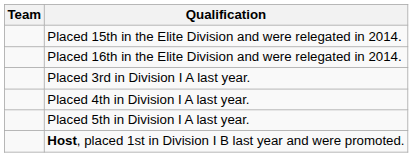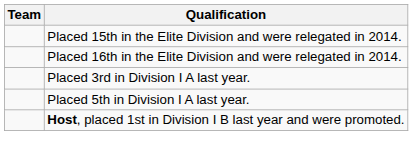- row: (148, 99)
